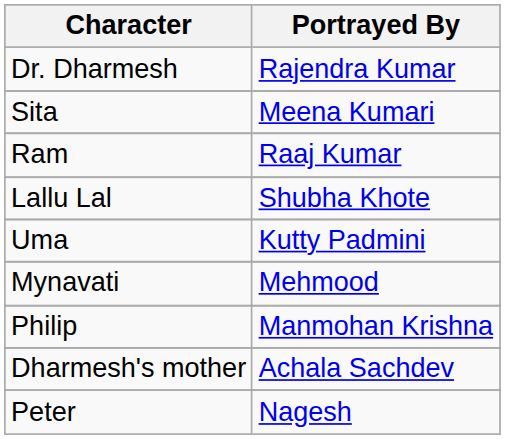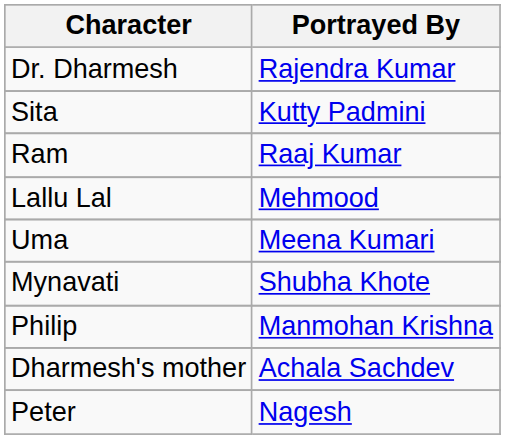(347, 111) Meena Kumari -> (342, 111) Kutty Padmini
(344, 197) Shubha Khote -> (319, 197) Mehmood
(342, 240) Kutty Padmini -> (347, 240) Meena Kumari
(319, 283) Mehmood -> (344, 283) Shubha Khote
